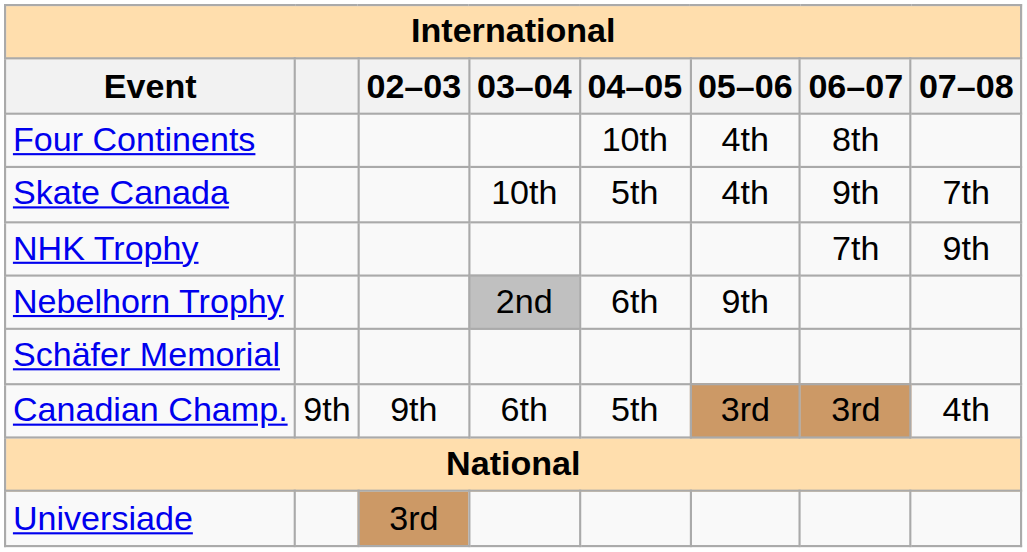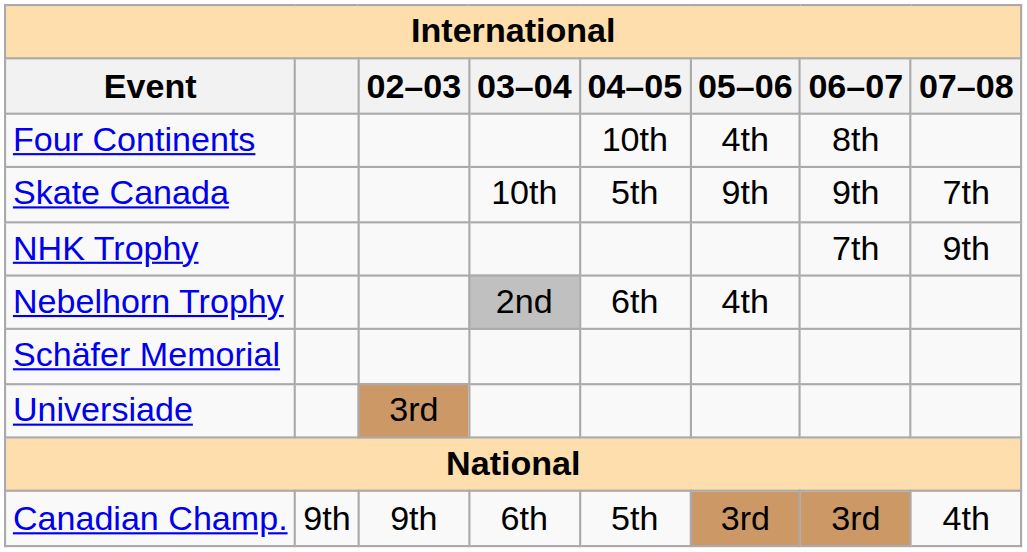(745, 193) 4th -> (745, 193) 9th
(745, 301) 9th -> (745, 301) 4th
rows swapped: (103, 517) <-> (150, 409)
